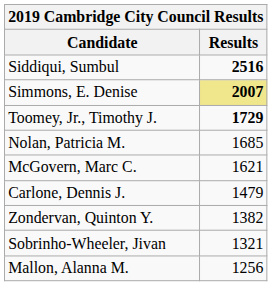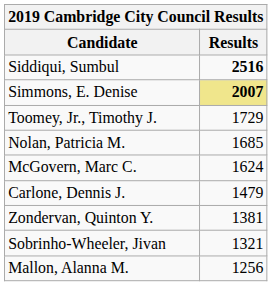(248, 117) bold -> (248, 117) normal
(248, 167) 1621 -> (248, 167) 1624
(248, 218) 1382 -> (248, 218) 1381
